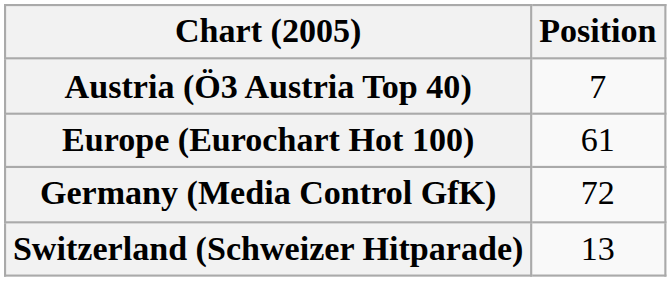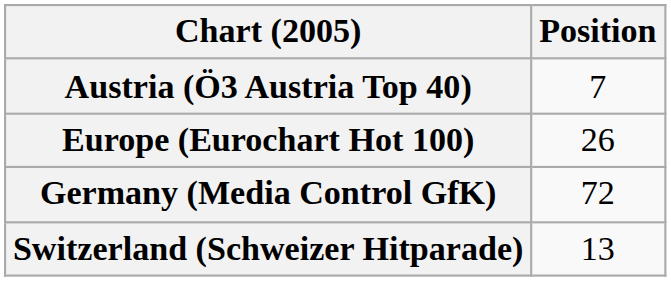(598, 139) 61 -> (598, 139) 26
